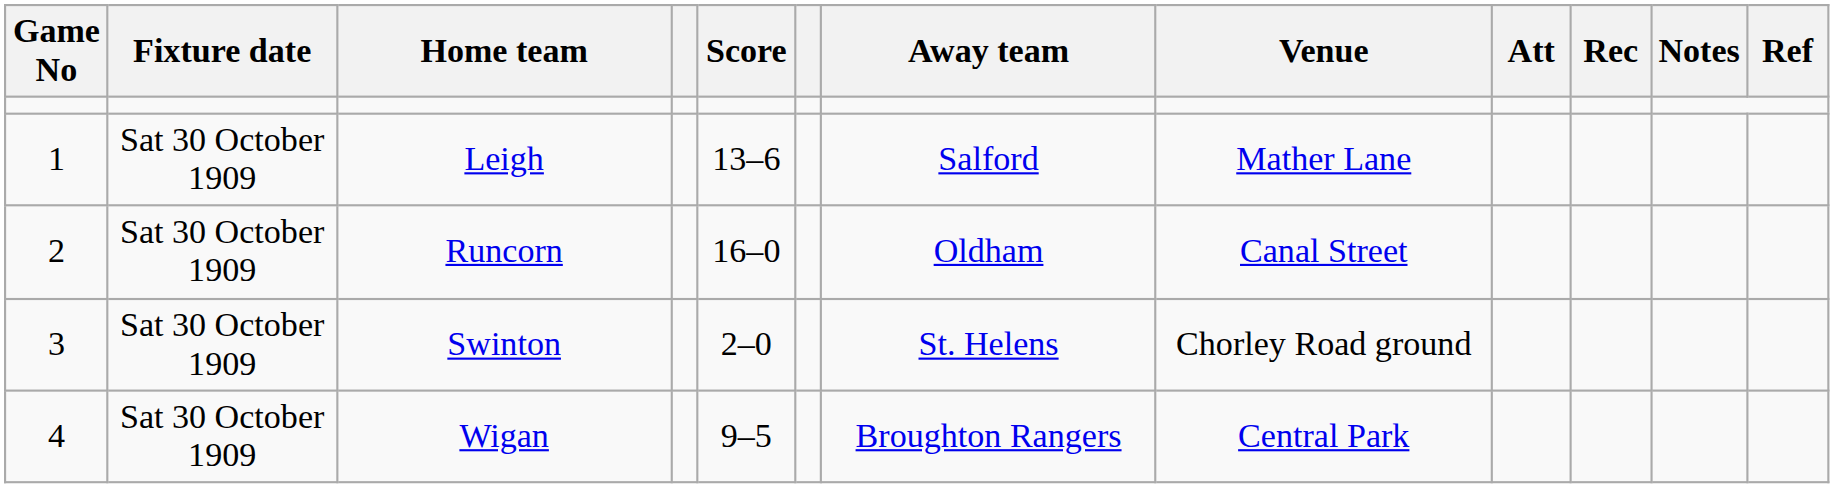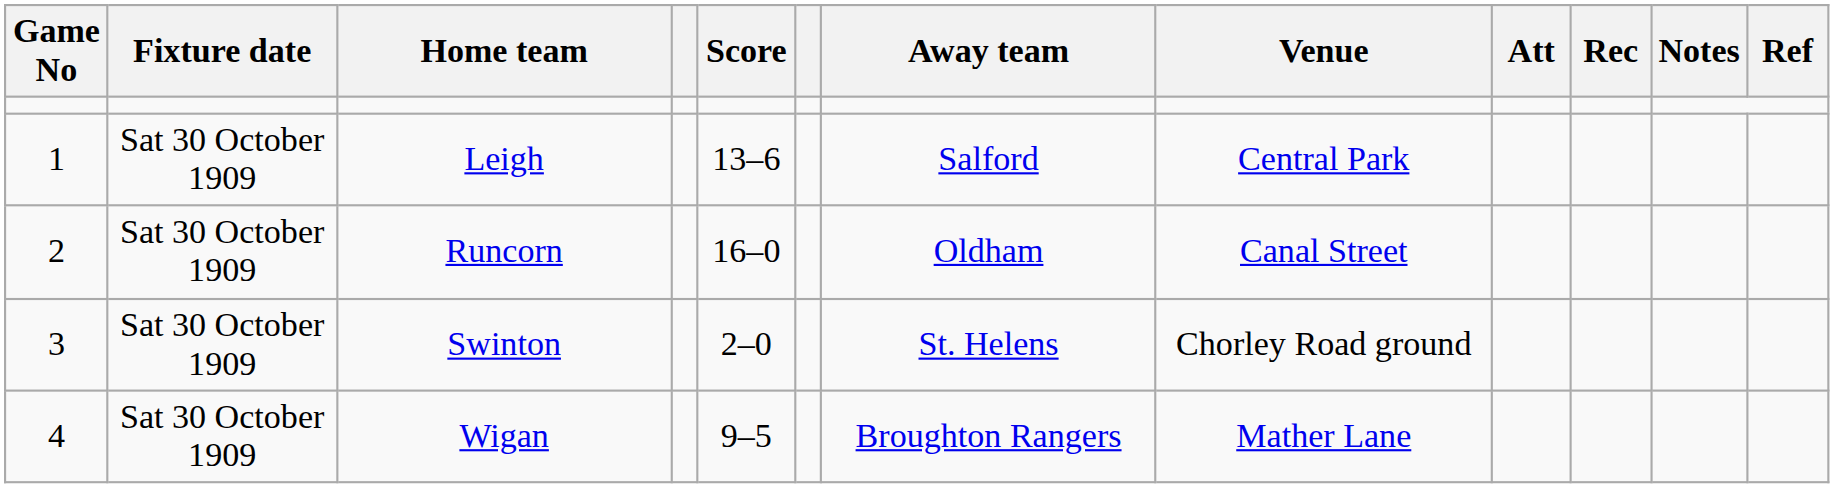(1324, 158) Mather Lane -> (1324, 158) Central Park
(1324, 435) Central Park -> (1324, 435) Mather Lane
